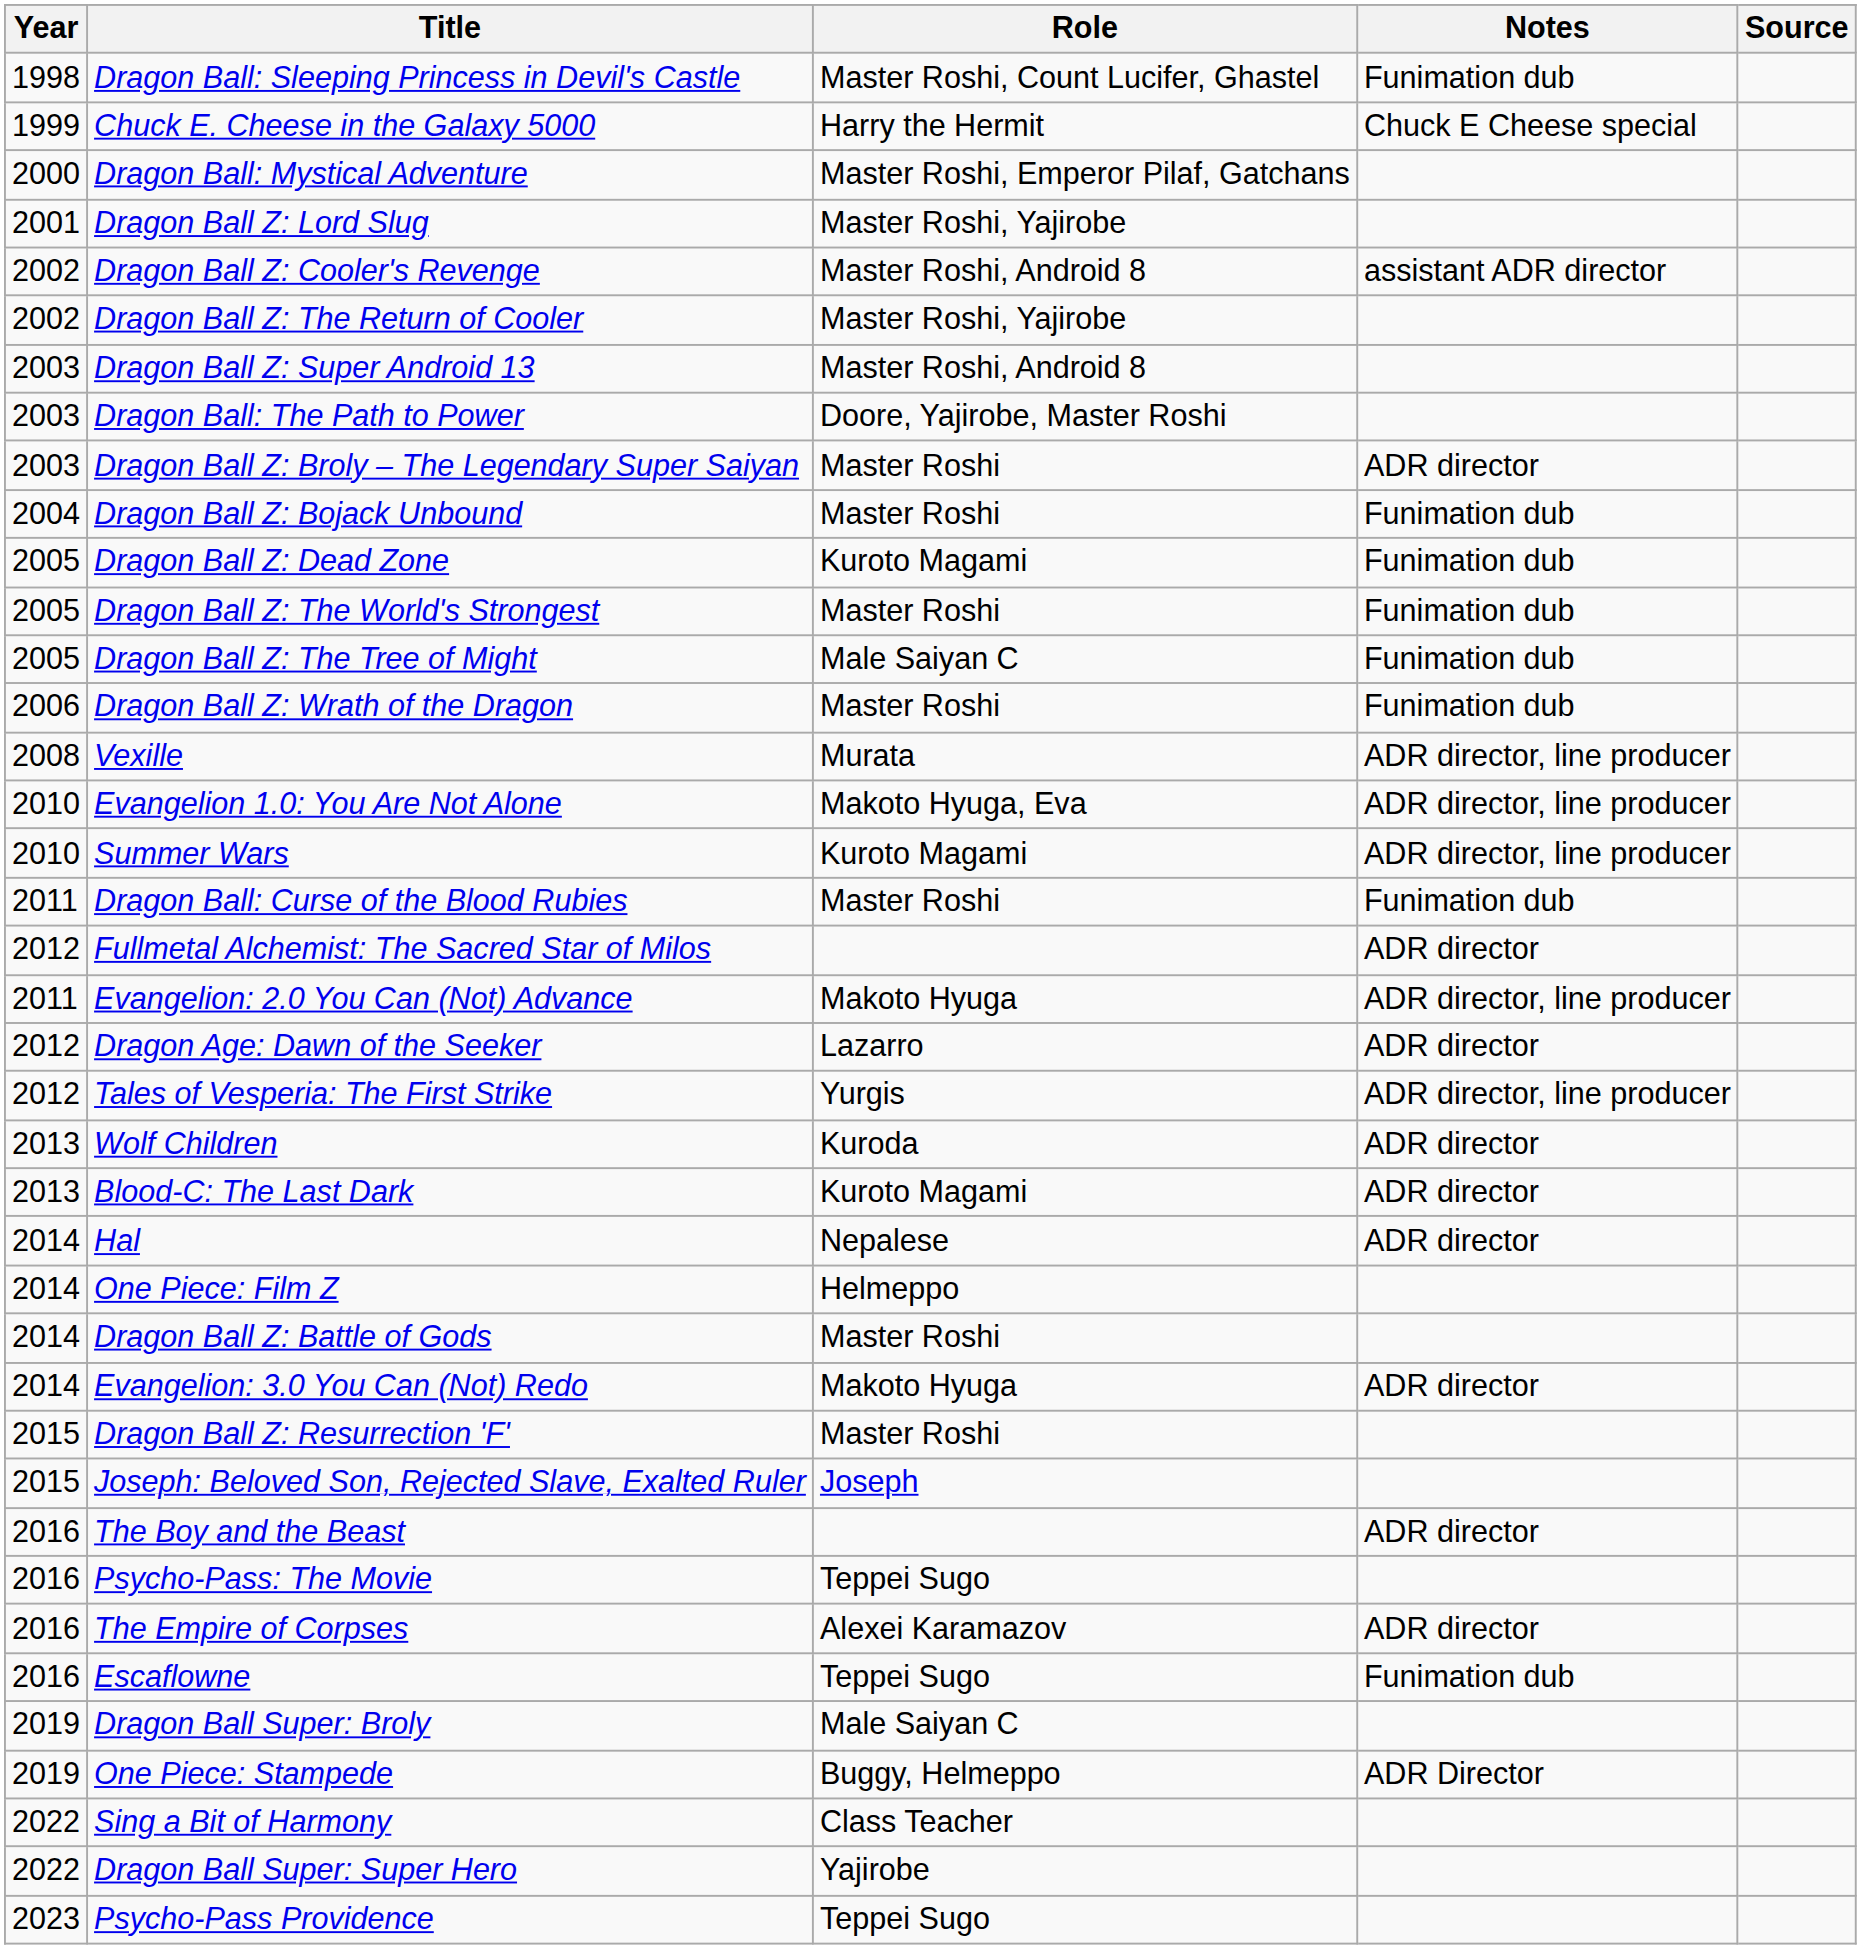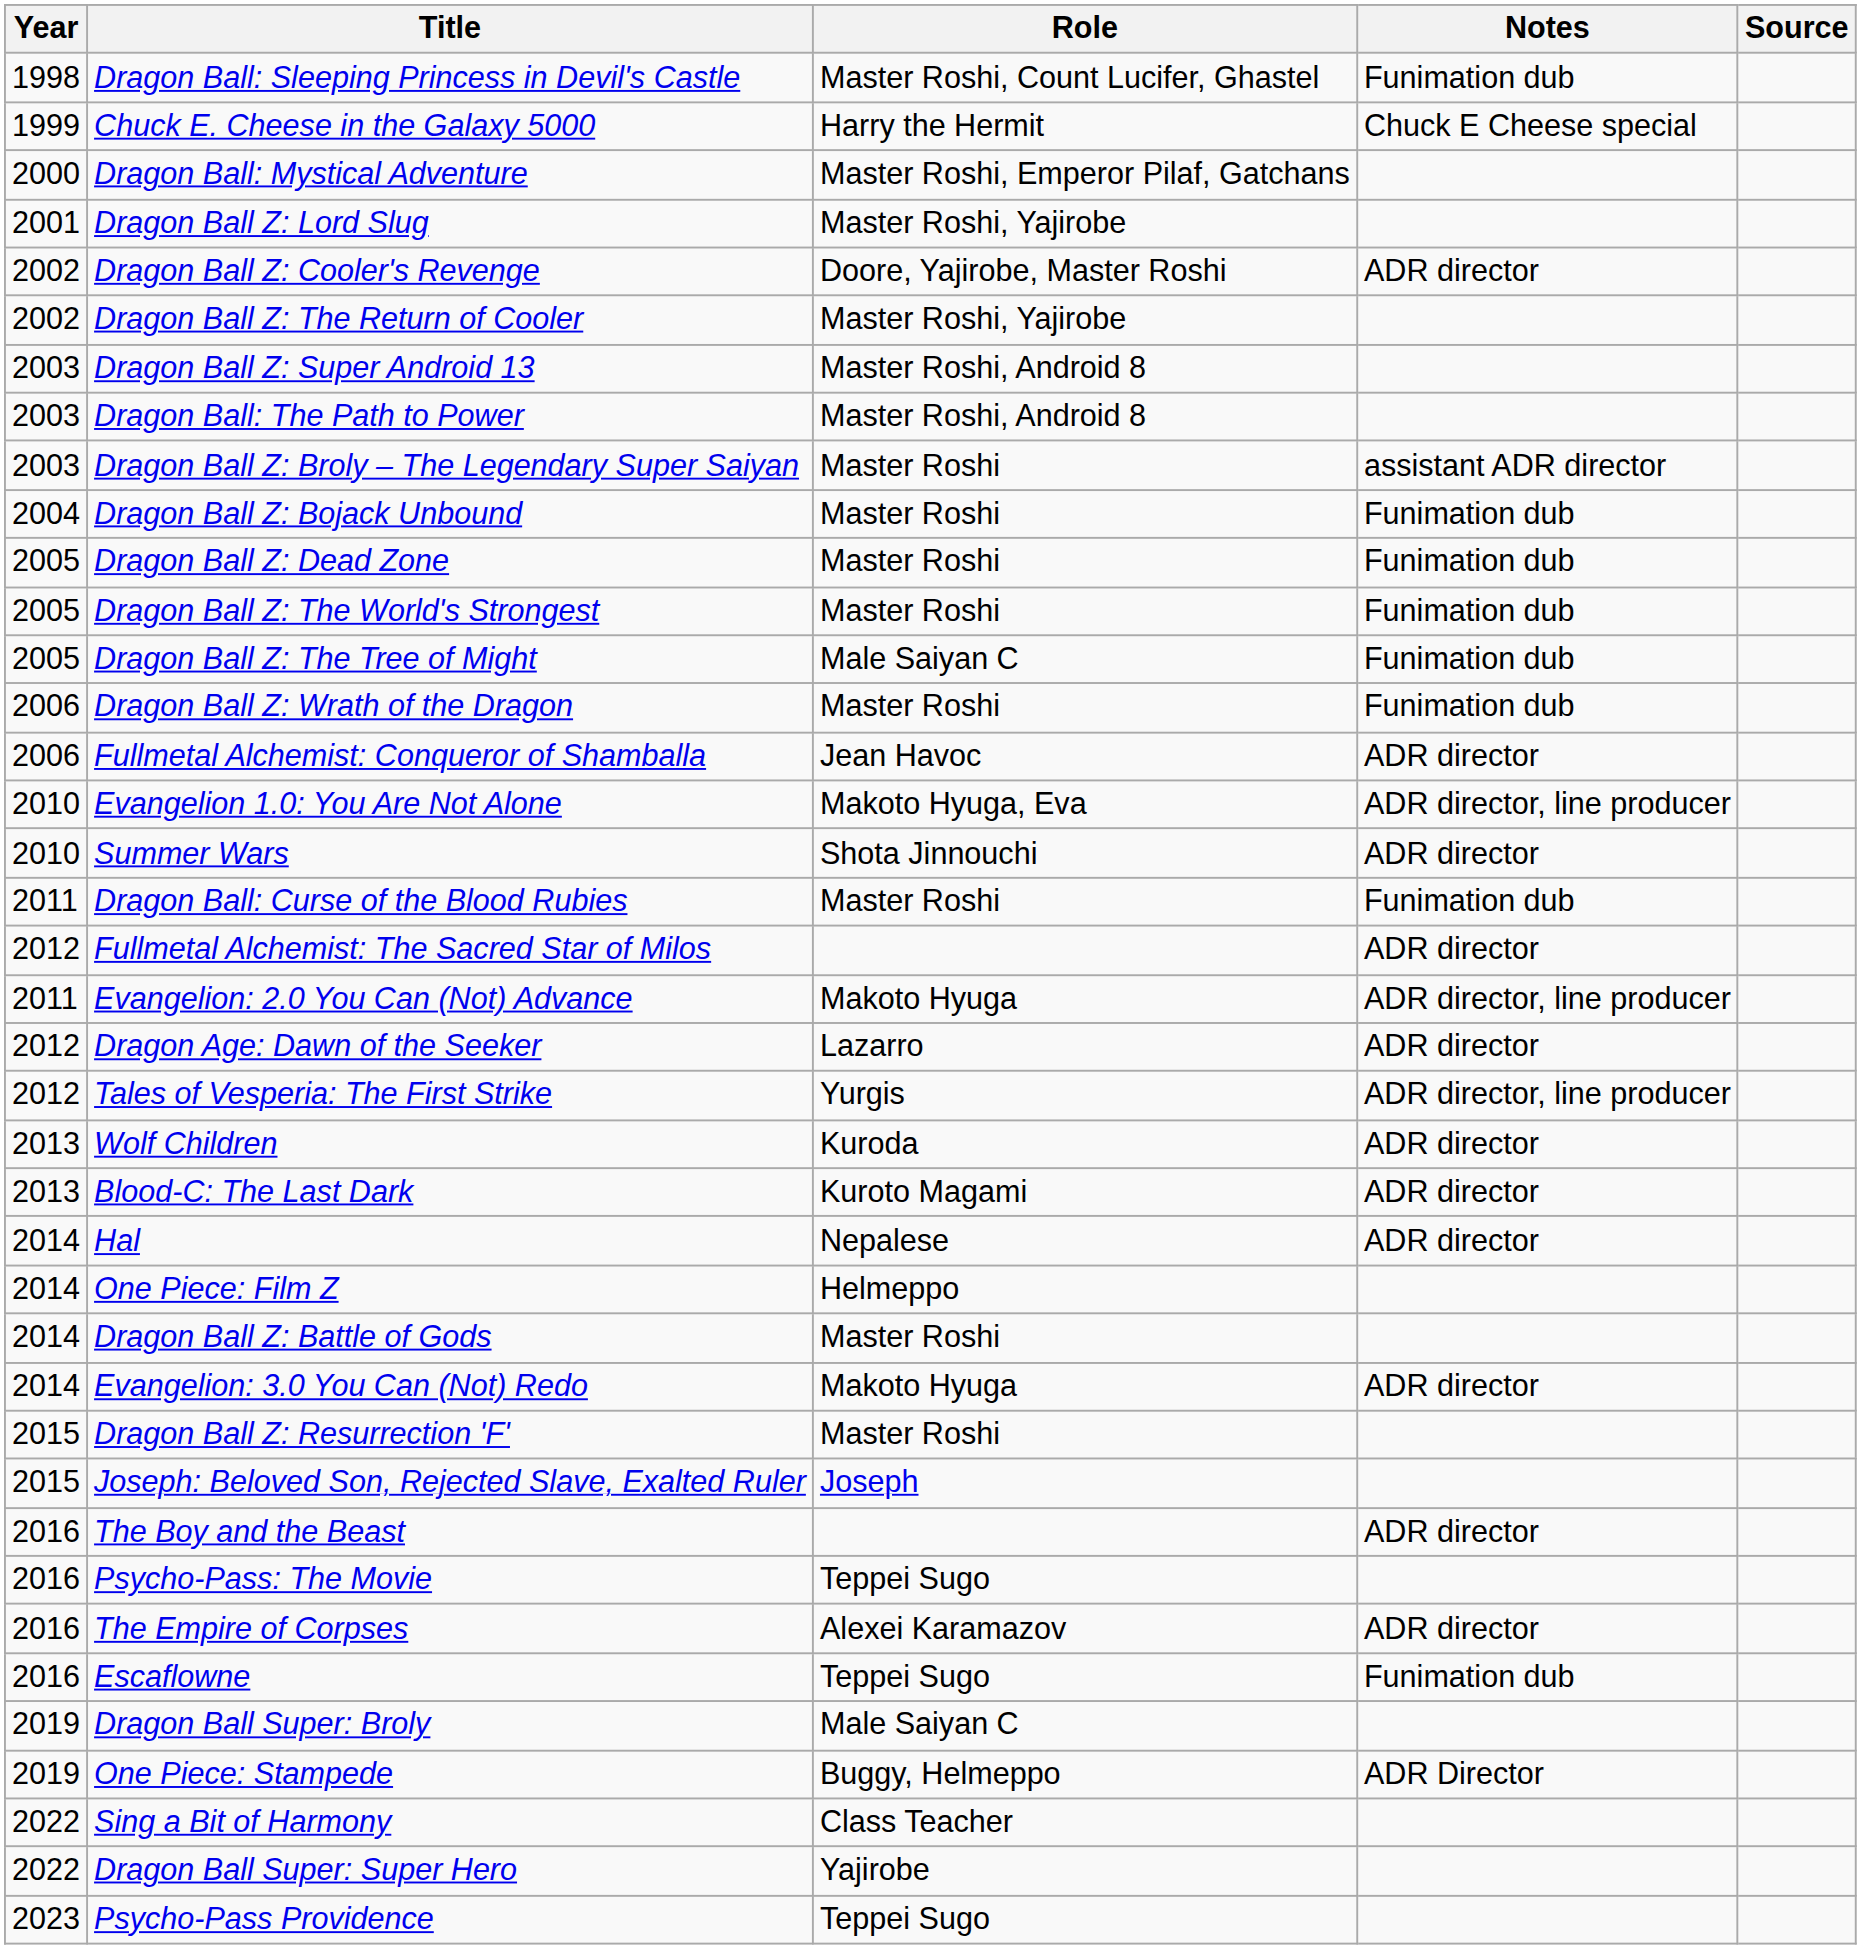(983, 271) Master Roshi, Android 8 -> (1023, 271) Doore, Yajirobe, Master Roshi
(1515, 271) assistant ADR director -> (1451, 271) ADR director
(1023, 416) Doore, Yajirobe, Master Roshi -> (983, 416) Master Roshi, Android 8
(1451, 464) ADR director -> (1515, 464) assistant ADR director
(924, 561) Kuroto Magami -> (910, 561) Master Roshi
+ row: (400, 755)
- row: (139, 755)
(924, 852) Kuroto Magami -> (929, 852) Shota Jinnouchi
(1547, 852) ADR director, line producer -> (1451, 852) ADR director
